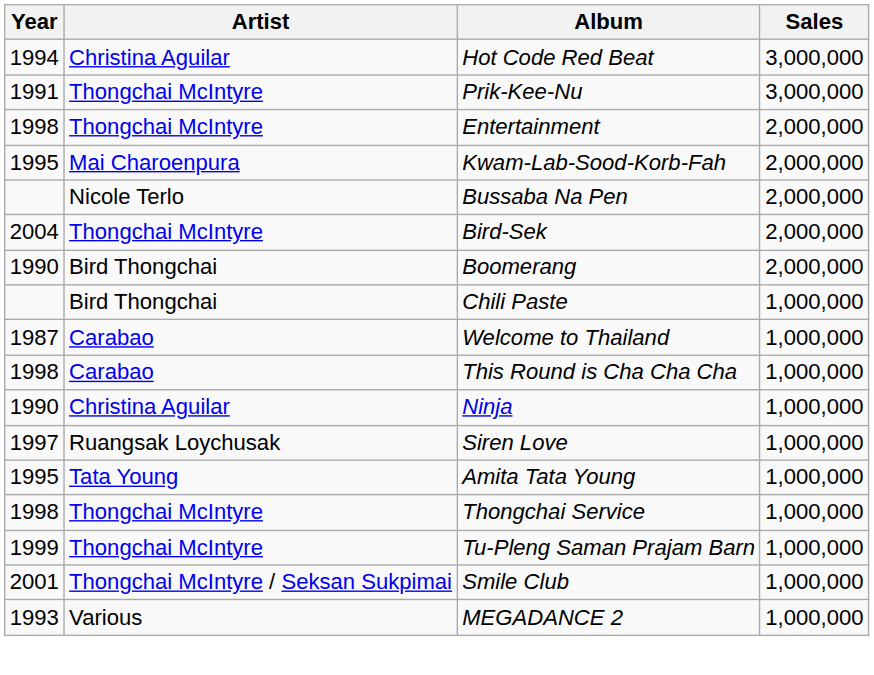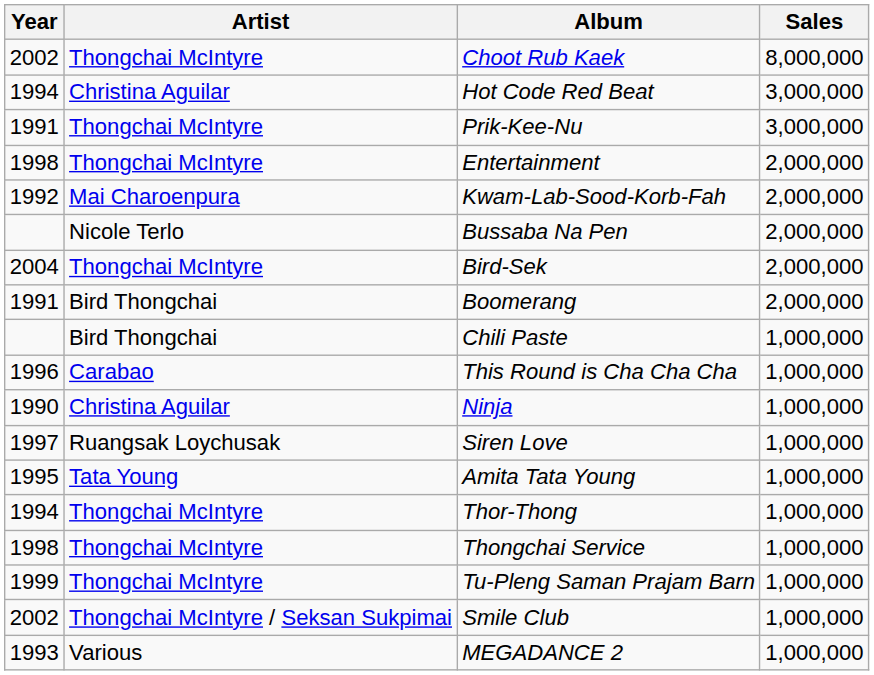+ row: (543, 57)
(34, 162) 1995 -> (34, 197) 1992
(34, 267) 1990 -> (34, 302) 1991
- row: (566, 337)
(34, 372) 1998 -> (34, 372) 1996
+ row: (520, 512)
(34, 582) 2001 -> (34, 617) 2002
